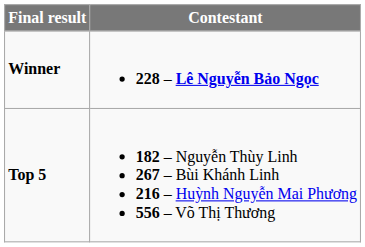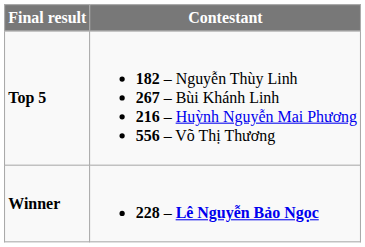rows swapped: (34, 69) <-> (27, 175)
